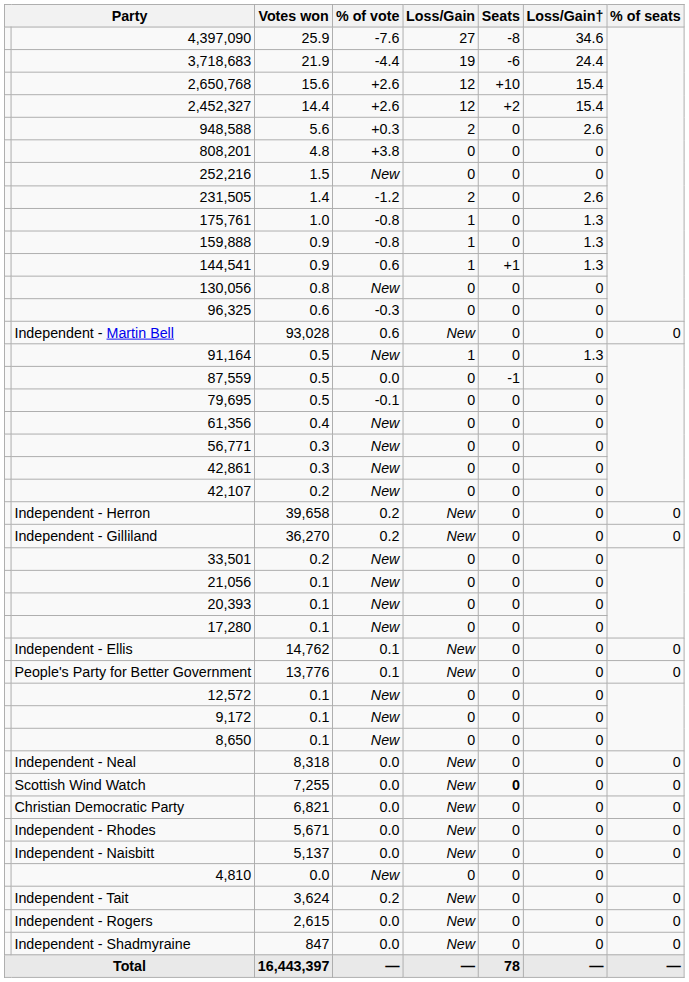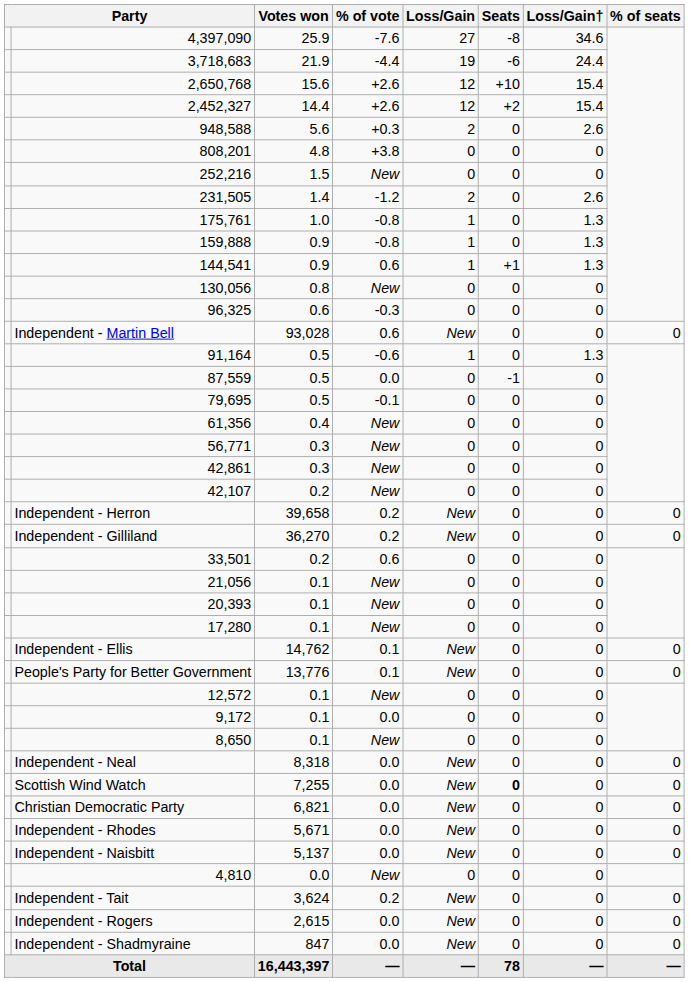(385, 355) New -> (387, 355) -0.6
(385, 559) New -> (390, 559) 0.6
(385, 717) New -> (390, 717) 0.0
